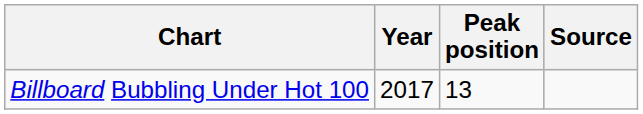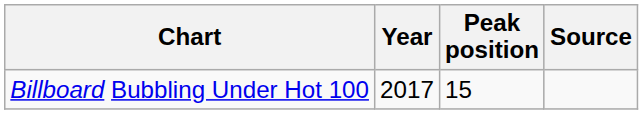(458, 89) 13 -> (458, 89) 15
